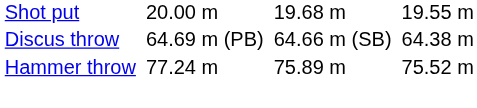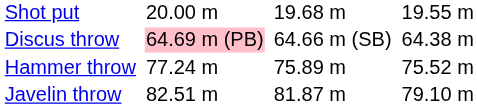(205, 39) no background -> (205, 39) pink background
+ row: (63, 94)
